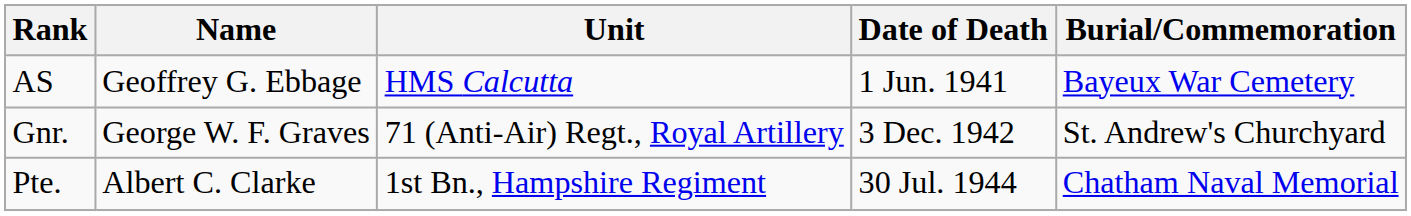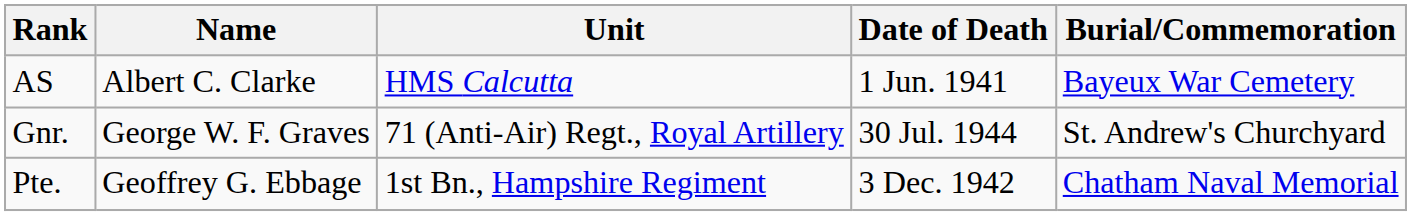(232, 81) Geoffrey G. Ebbage -> (209, 81) Albert C. Clarke
(937, 132) 3 Dec. 1942 -> (938, 132) 30 Jul. 1944
(209, 183) Albert C. Clarke -> (232, 183) Geoffrey G. Ebbage
(938, 183) 30 Jul. 1944 -> (937, 183) 3 Dec. 1942
